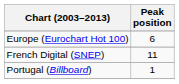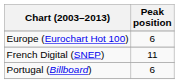(152, 70) 1 -> (152, 70) 6
